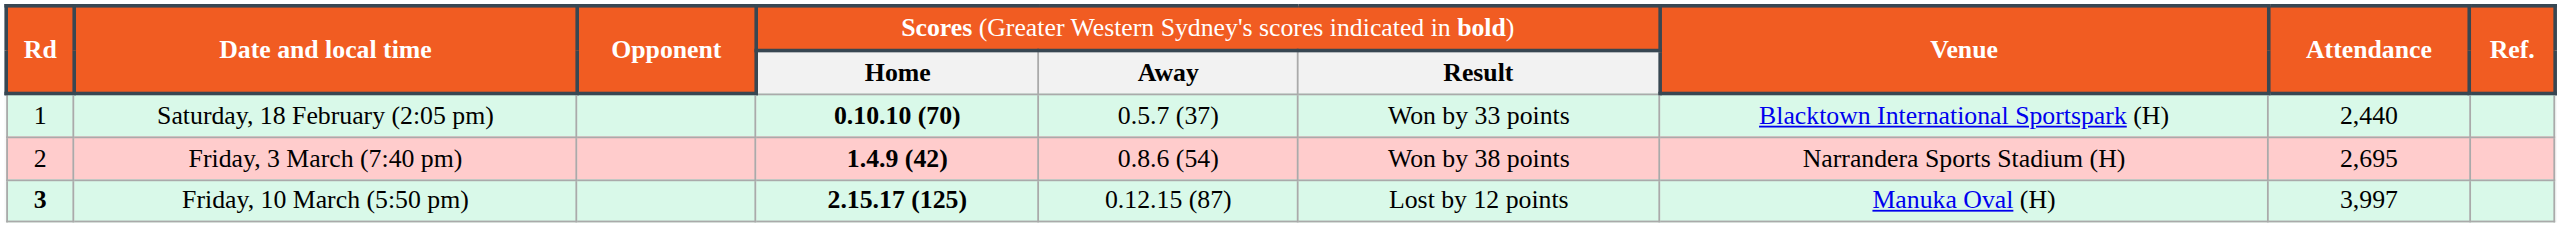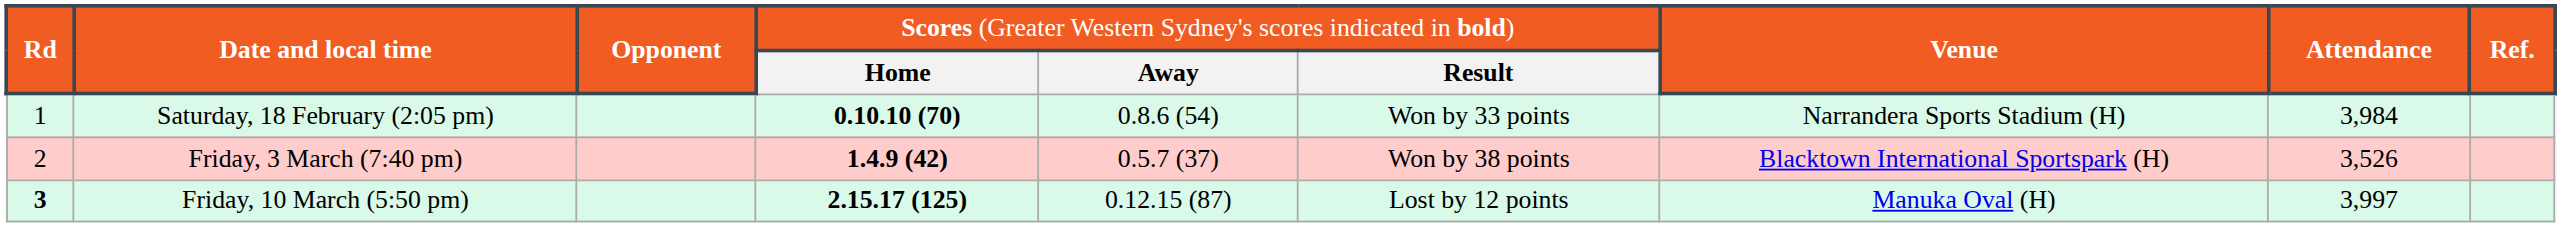(1168, 115) 0.5.7 (37) -> (1168, 115) 0.8.6 (54)
(1964, 115) Blacktown International Sportspark (H) -> (1964, 115) Narrandera Sports Stadium (H)
(2369, 115) 2,440 -> (2369, 115) 3,984
(1168, 158) 0.8.6 (54) -> (1168, 158) 0.5.7 (37)
(1964, 158) Narrandera Sports Stadium (H) -> (1964, 158) Blacktown International Sportspark (H)
(2369, 158) 2,695 -> (2369, 158) 3,526
